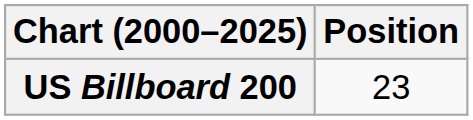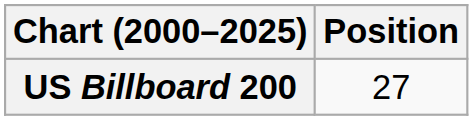(391, 86) 23 -> (391, 86) 27
